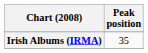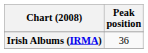(124, 40) 35 -> (124, 40) 36
